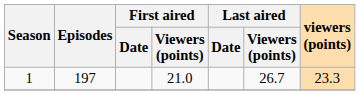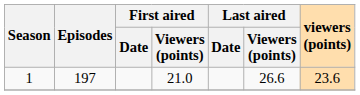(272, 78) 26.7 -> (272, 78) 26.6
(327, 78) 23.3 -> (327, 78) 23.6
